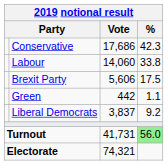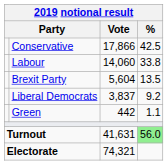(119, 46) 17,686 -> (119, 46) 17,866
(150, 46) 42.3 -> (150, 46) 42.5
(122, 79) 5,606 -> (122, 79) 5,604
(150, 79) 17.5 -> (150, 79) 13.5
rows swapped: (54, 113) <-> (26, 96)
(119, 134) 41,731 -> (119, 134) 41,631
